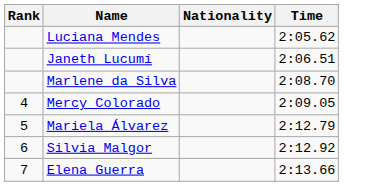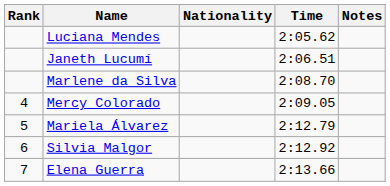+ column: (362, 16)
